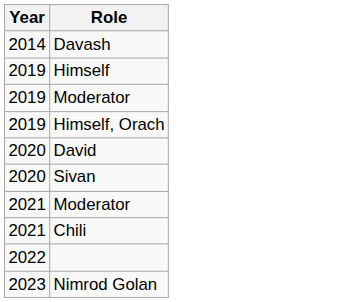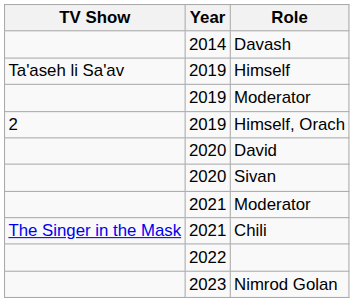+ column: (95, 17)
